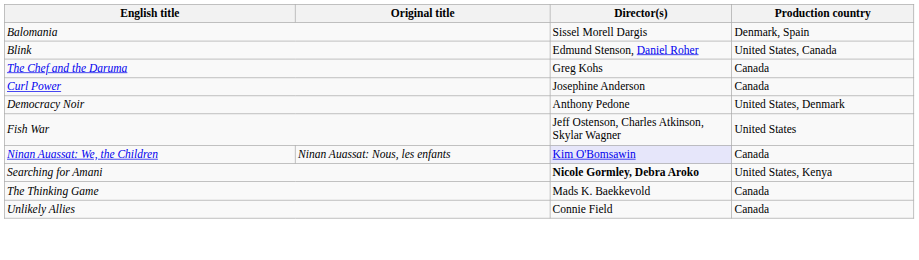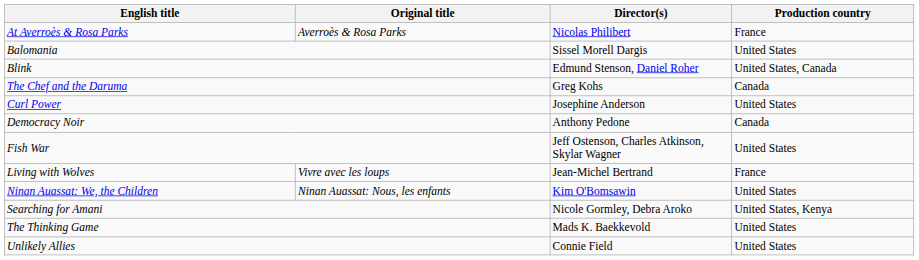+ row: (67, 31)
(772, 31) Denmark, Spain -> (765, 50) United States
(752, 86) Canada -> (765, 104) United States
(790, 104) United States, Denmark -> (752, 123) Canada
+ row: (51, 172)
(594, 154) lavender background -> (594, 191) no background
(752, 154) Canada -> (765, 191) United States
(626, 172) bold -> (622, 209) normal
(752, 191) Canada -> (765, 227) United States
(752, 209) Canada -> (765, 245) United States
